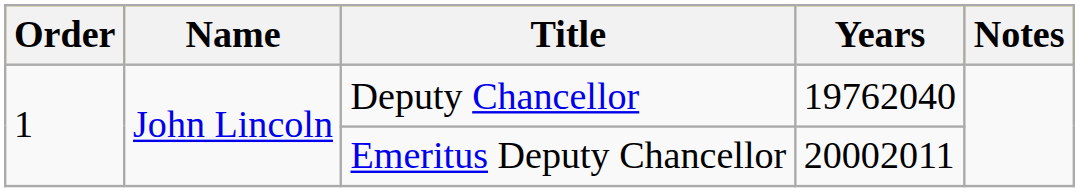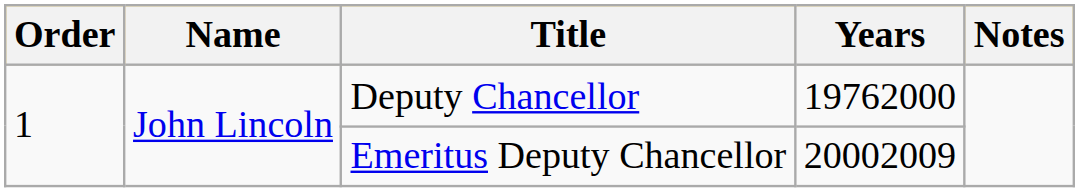(880, 95) 19762040 -> (880, 95) 19762000
(879, 155) 20002011 -> (880, 155) 20002009
